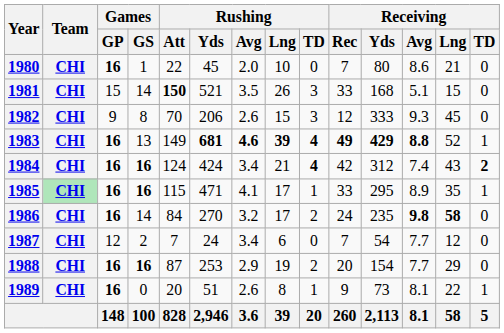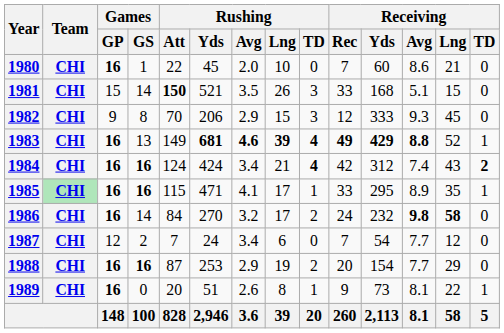(382, 66) 80 -> (382, 66) 60
(249, 116) 2.6 -> (249, 116) 2.9
(382, 215) 235 -> (382, 215) 232
